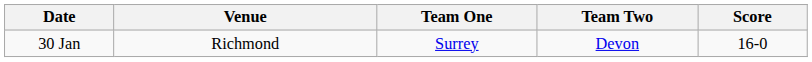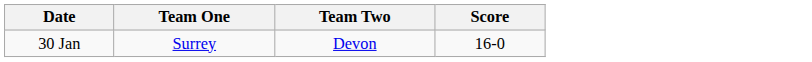- column: (245, 17)
